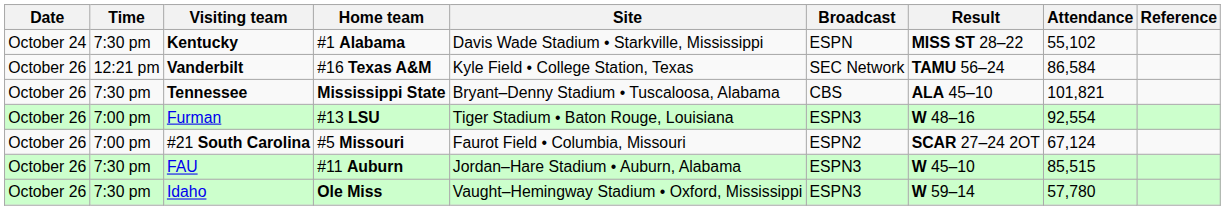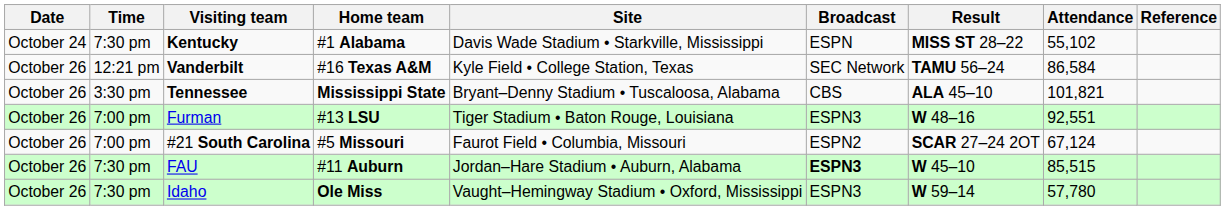(122, 92) 7:30 pm -> (122, 92) 3:30 pm
(1071, 117) 92,554 -> (1071, 117) 92,551
(835, 167) normal -> (835, 167) bold
